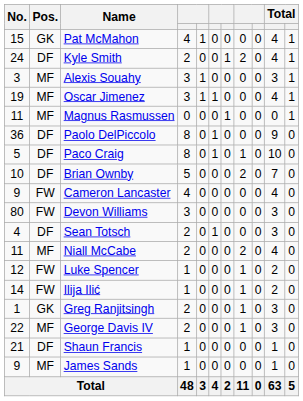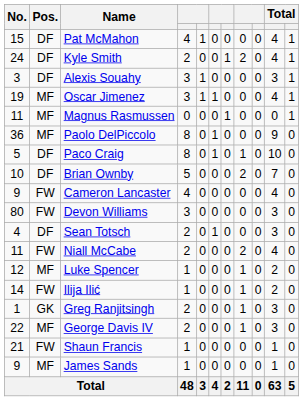(45, 39) GK -> (45, 39) DF
(45, 77) MF -> (45, 77) DF
(45, 135) DF -> (45, 135) MF
(45, 251) MF -> (45, 251) FW
(45, 270) FW -> (45, 270) MF
(45, 347) DF -> (45, 347) FW
